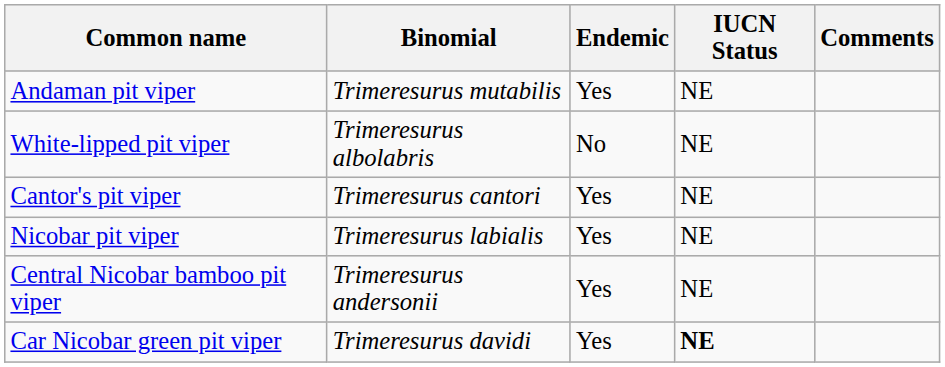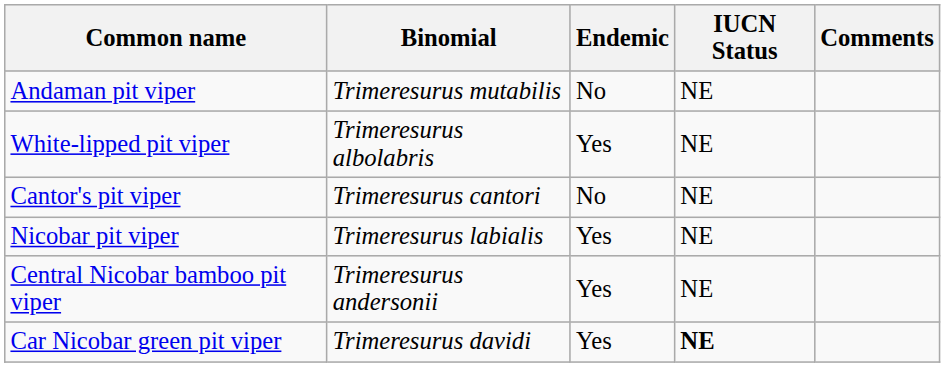(594, 90) Yes -> (591, 90) No
(591, 143) No -> (594, 143) Yes
(594, 196) Yes -> (591, 196) No
